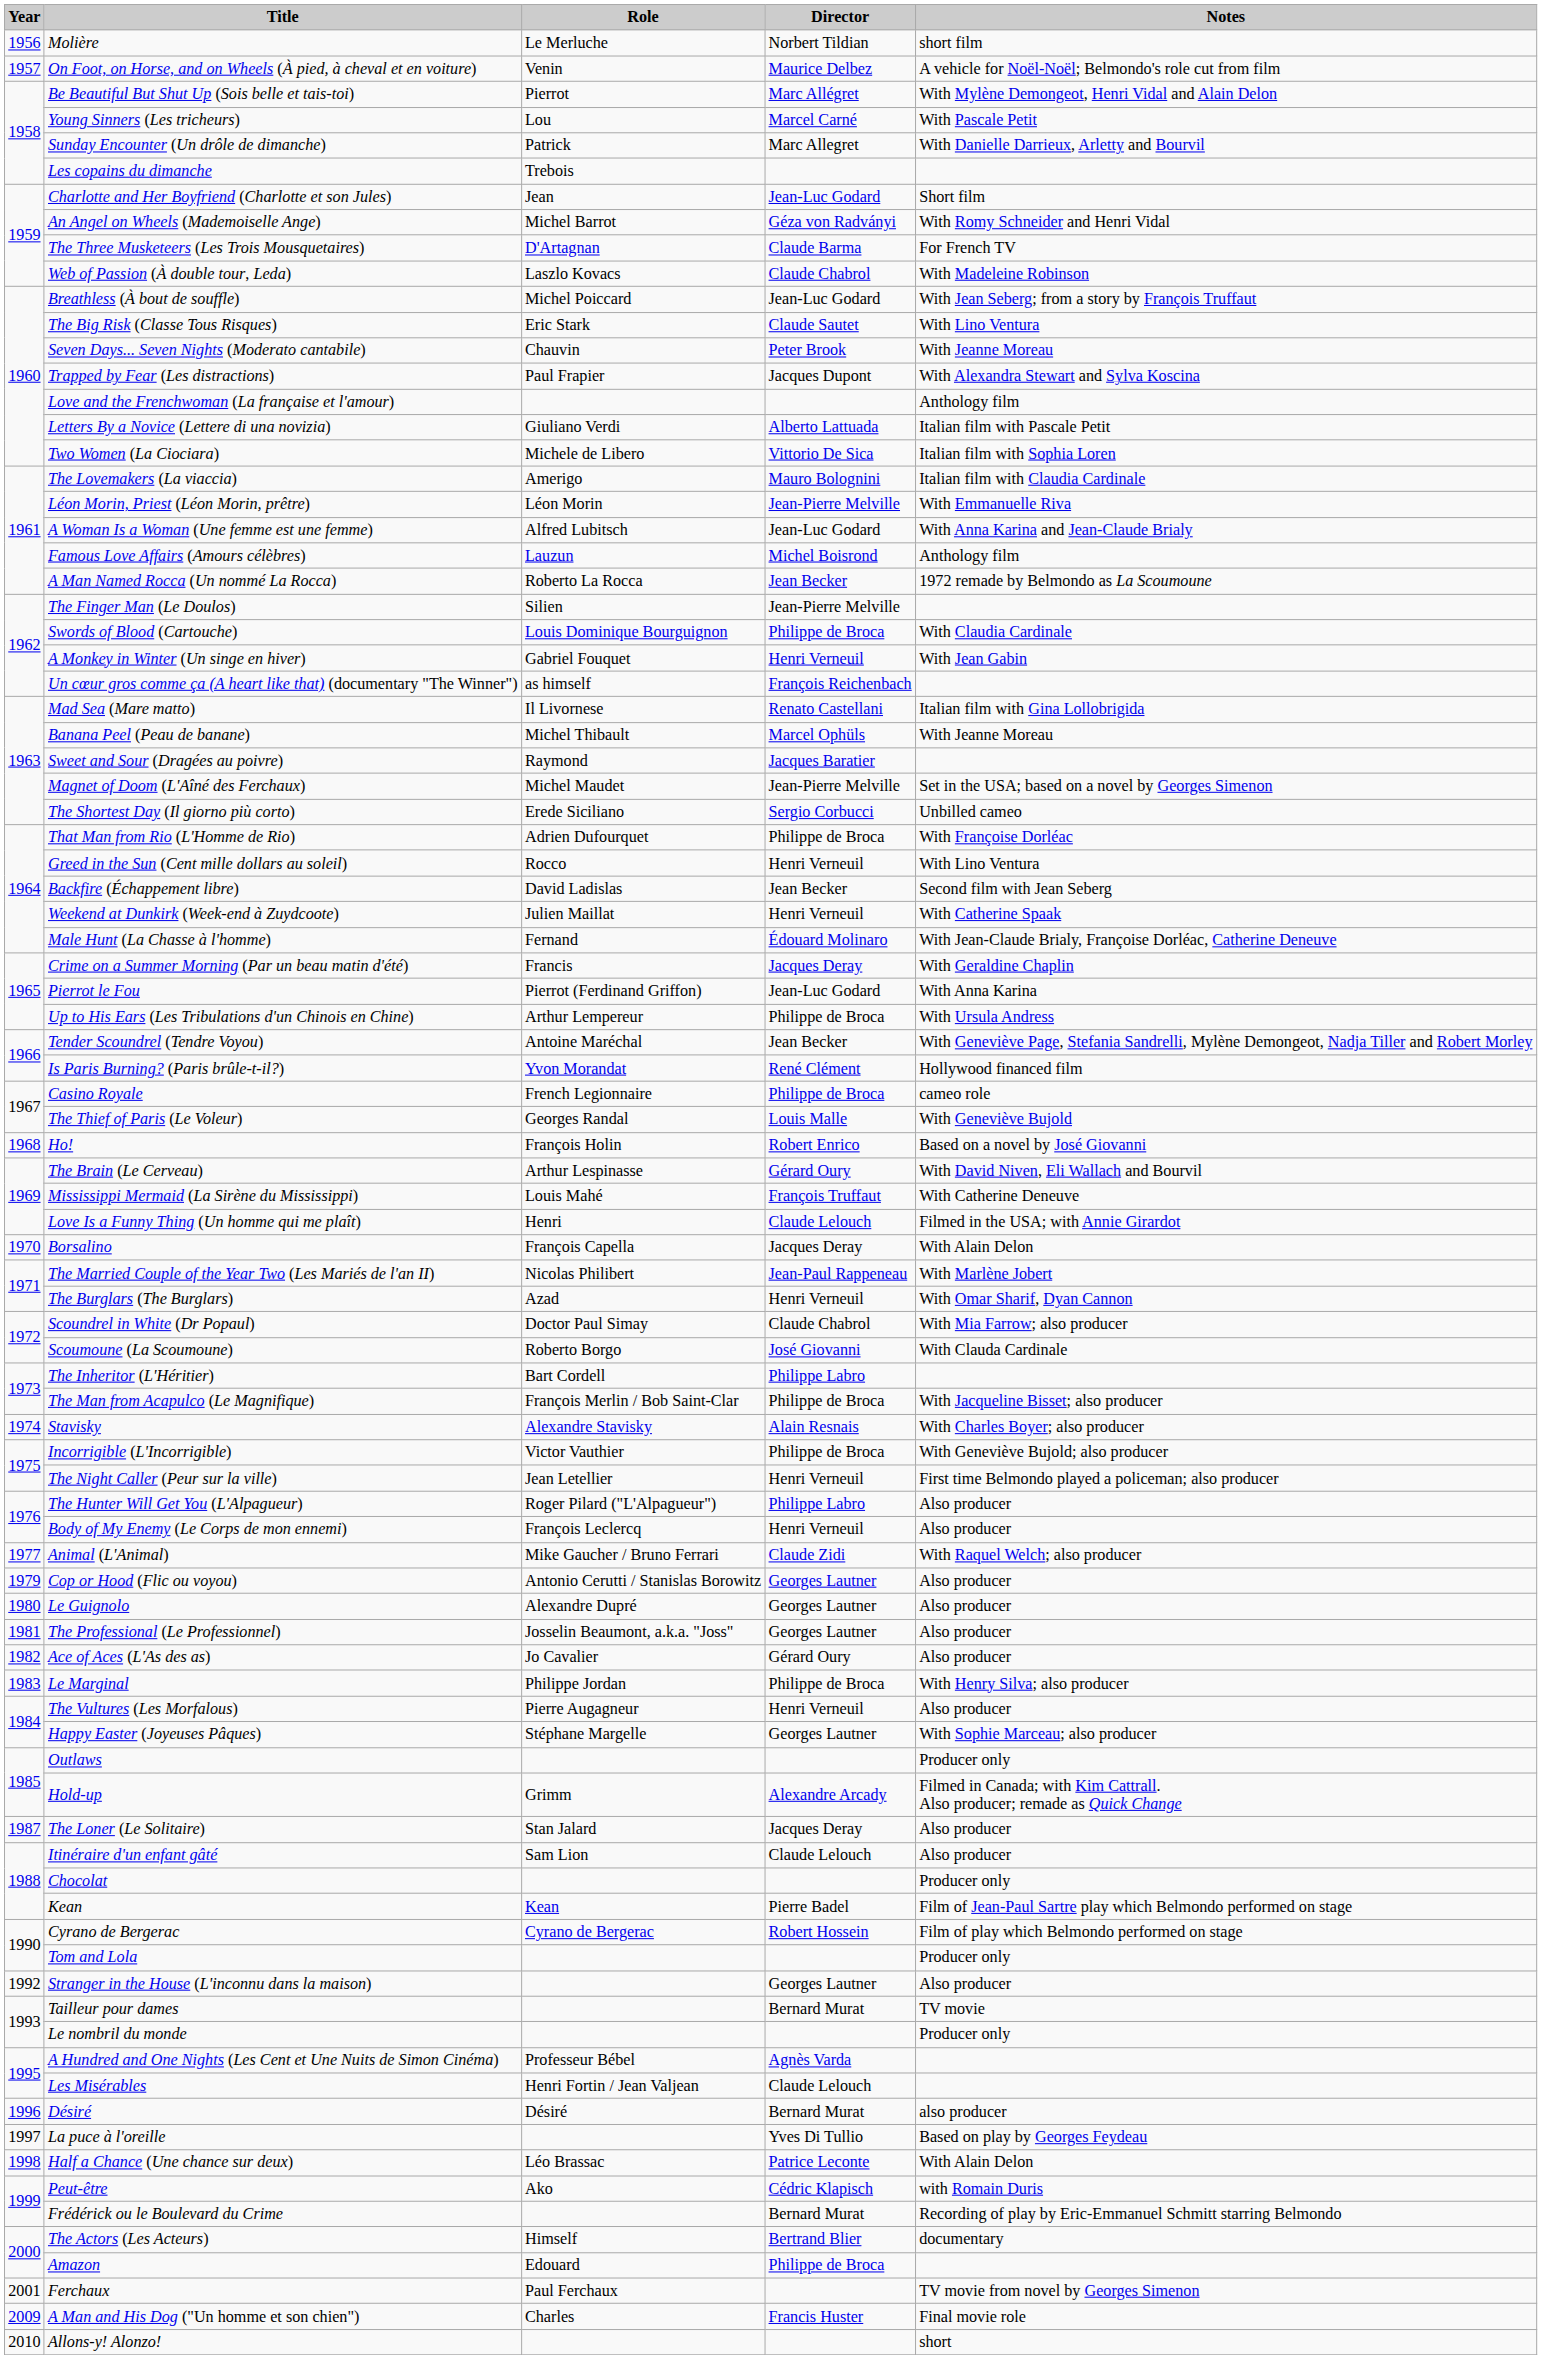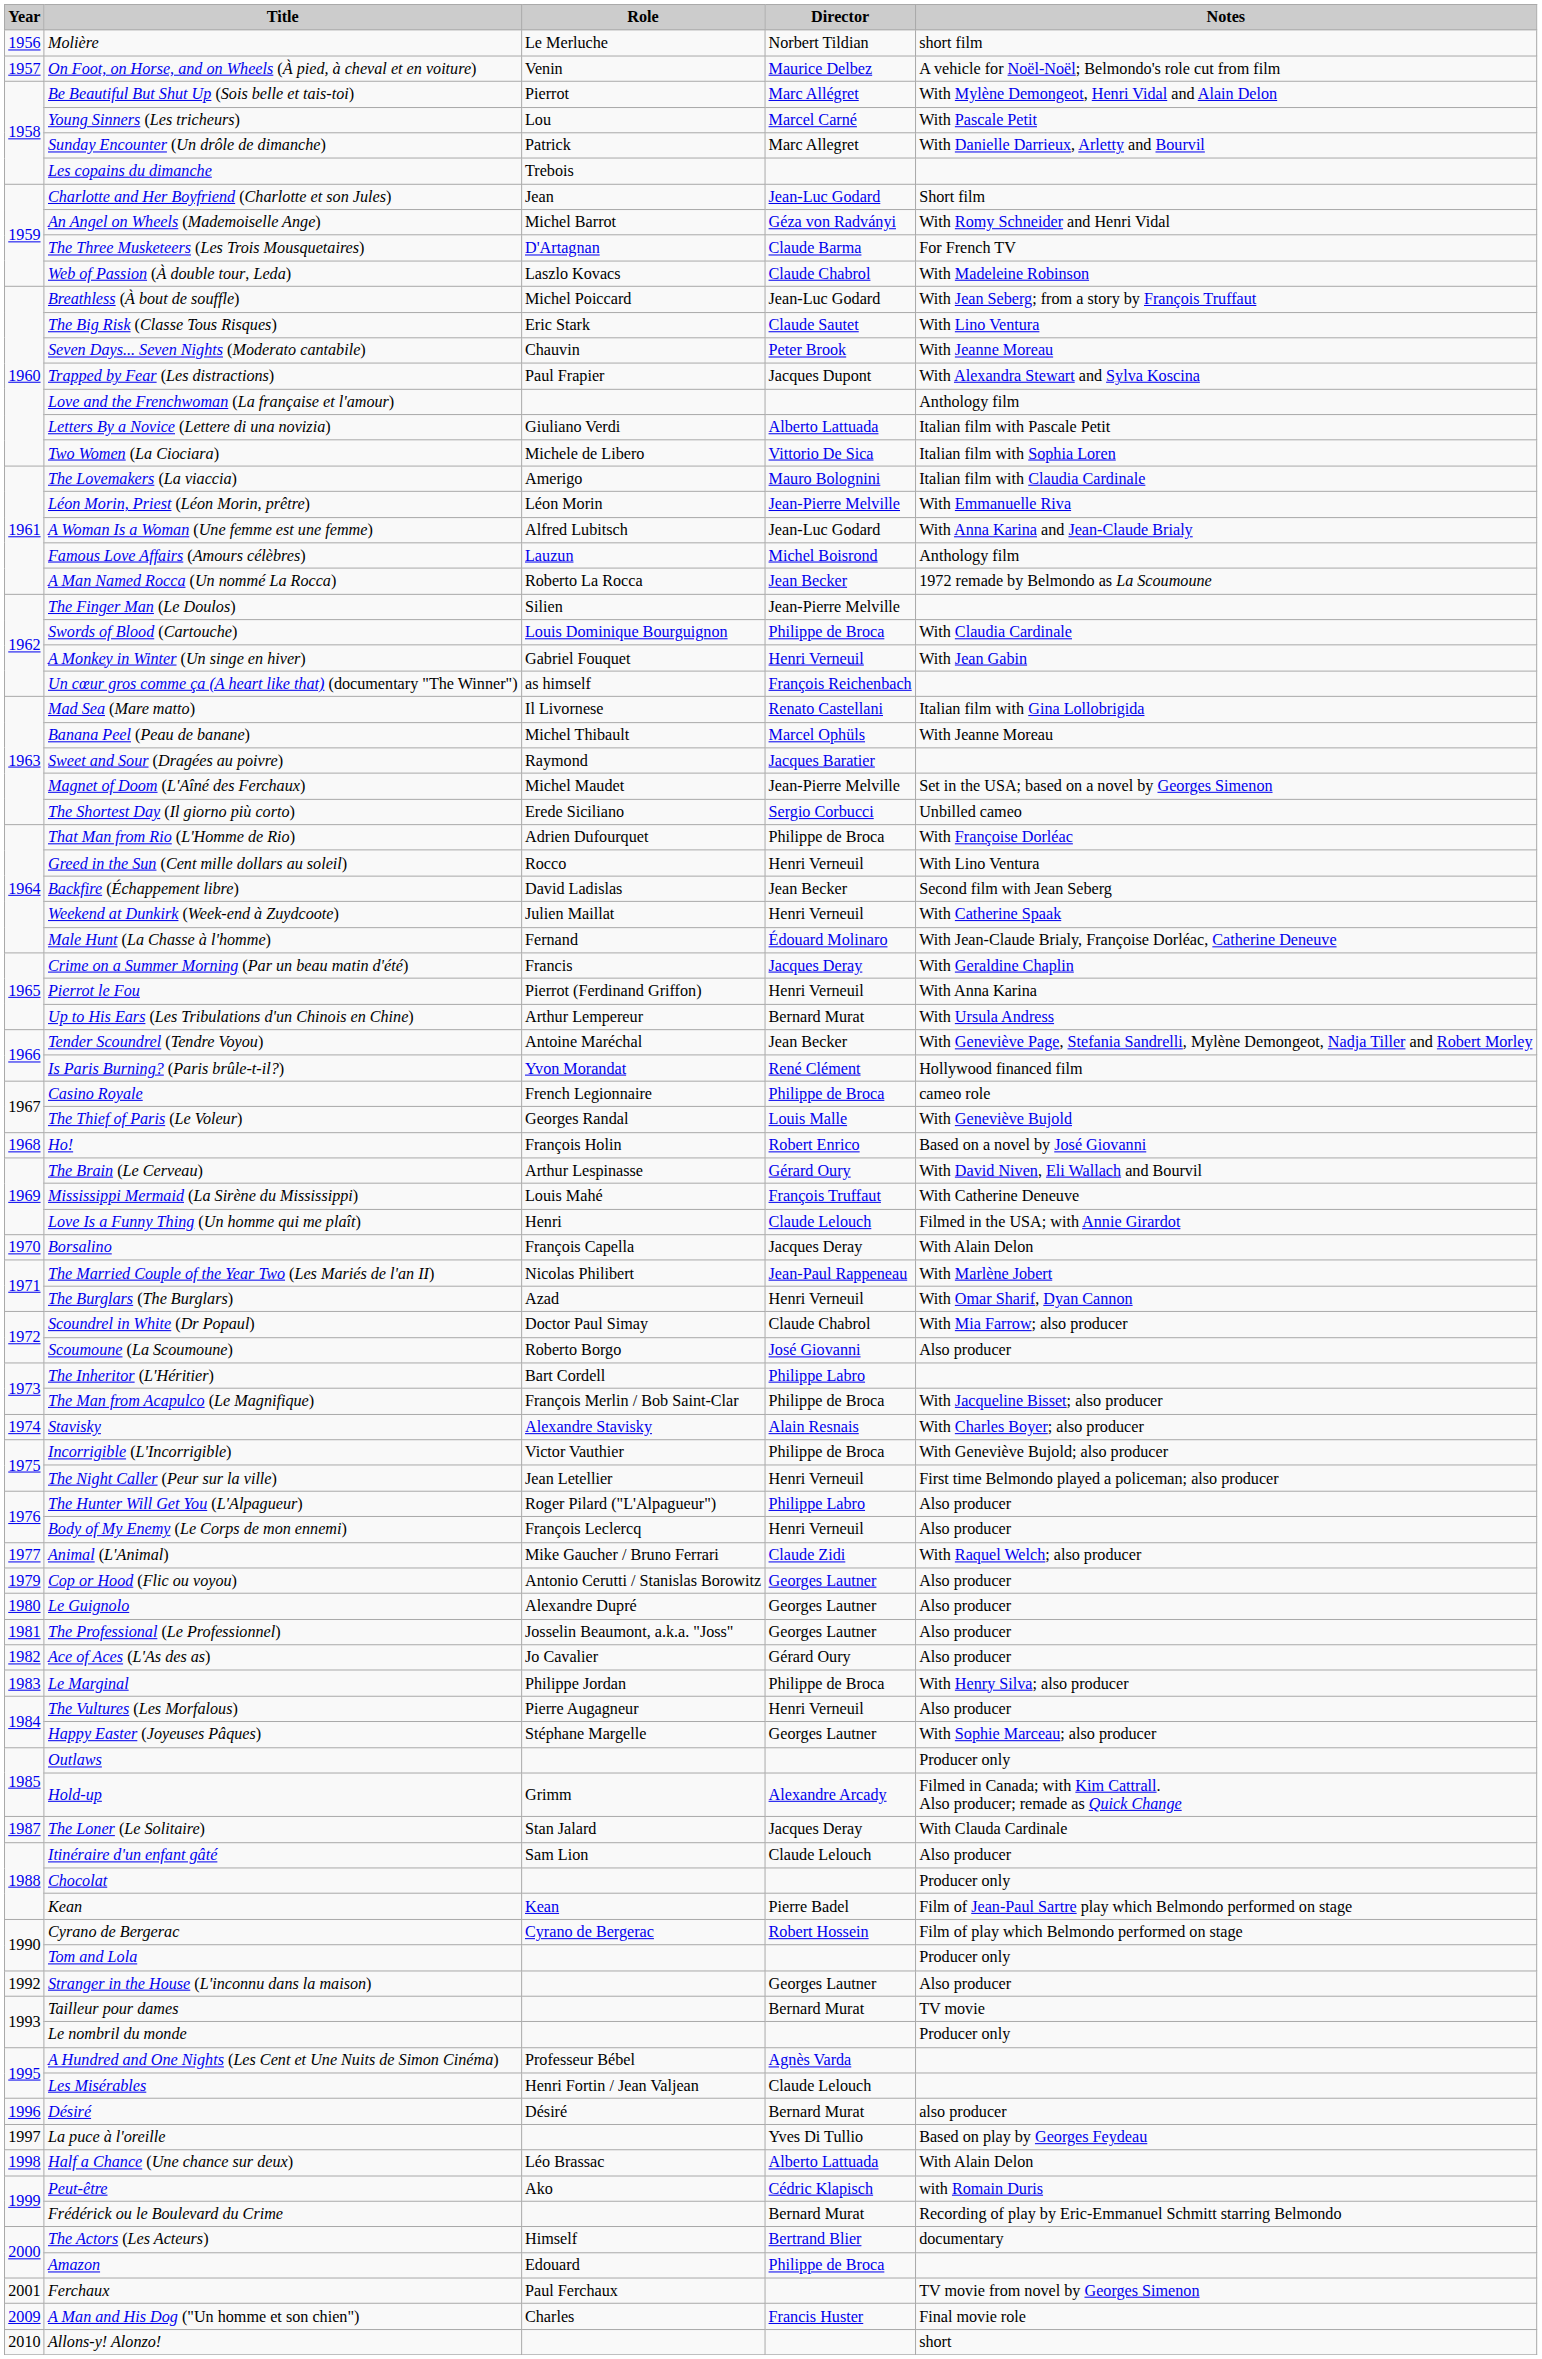(824, 991) Jean-Luc Godard -> (816, 991) Henri Verneuil
(826, 1016) Philippe de Broca -> (816, 1016) Bernard Murat
(993, 1350) With Clauda Cardinale -> (965, 1350) Also producer
(965, 1829) Also producer -> (993, 1829) With Clauda Cardinale
(819, 2162) Patrice Leconte -> (824, 2162) Alberto Lattuada
